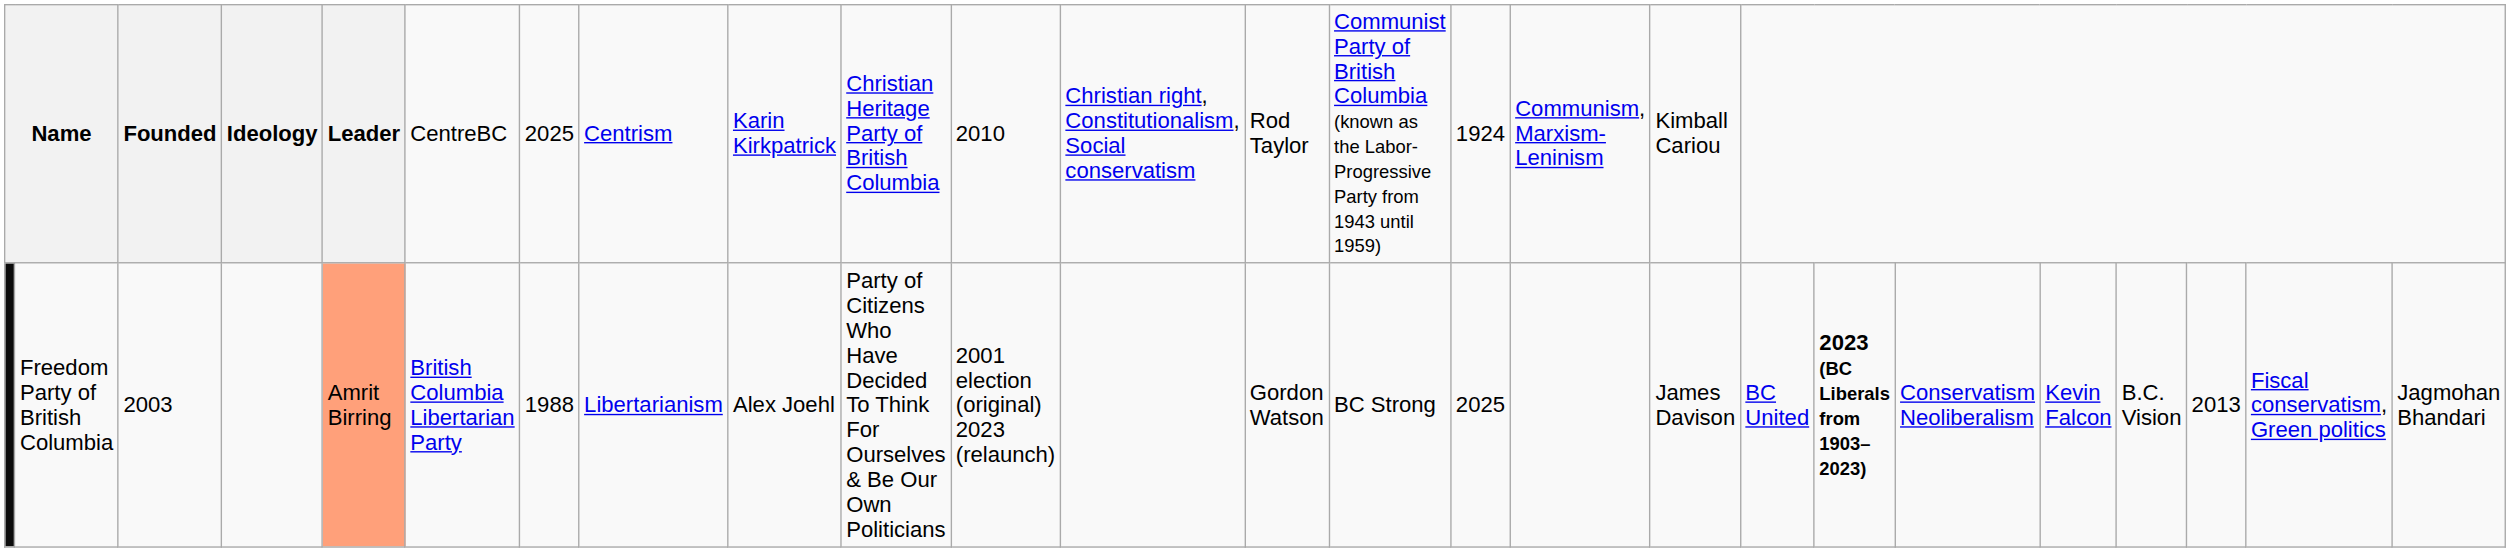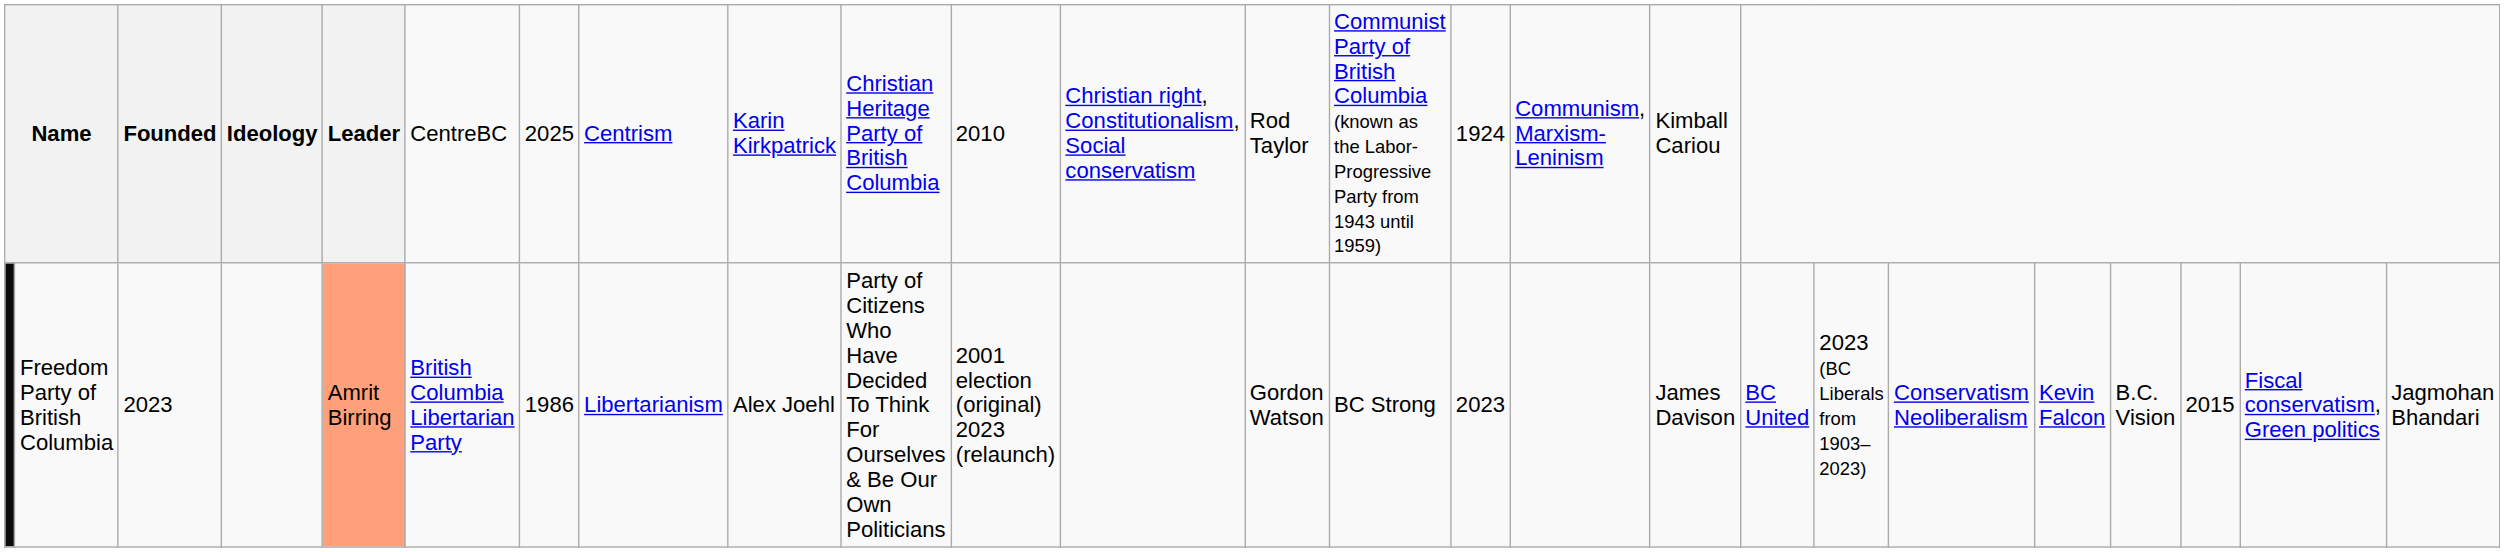(148, 404) 2003 -> (148, 404) 2023
(549, 404) 1988 -> (549, 404) 1986
(1480, 404) 2025 -> (1480, 404) 2023
(1855, 404) bold -> (1852, 404) normal
(2216, 404) 2013 -> (2210, 404) 2015
